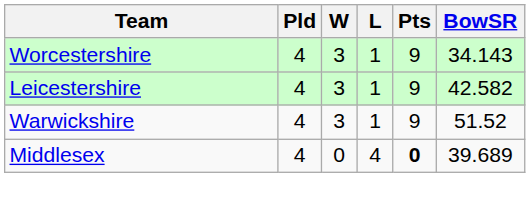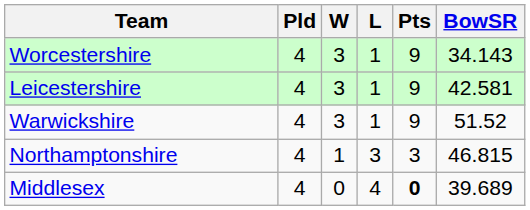(480, 88) 42.582 -> (480, 88) 42.581
+ row: (93, 155)
